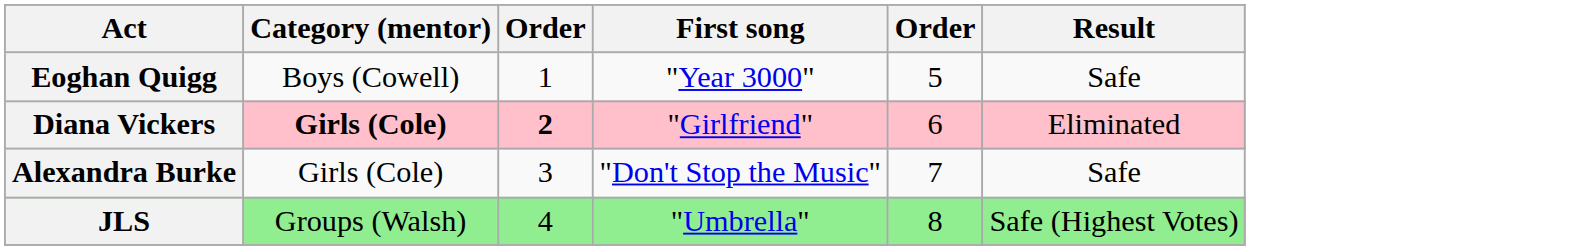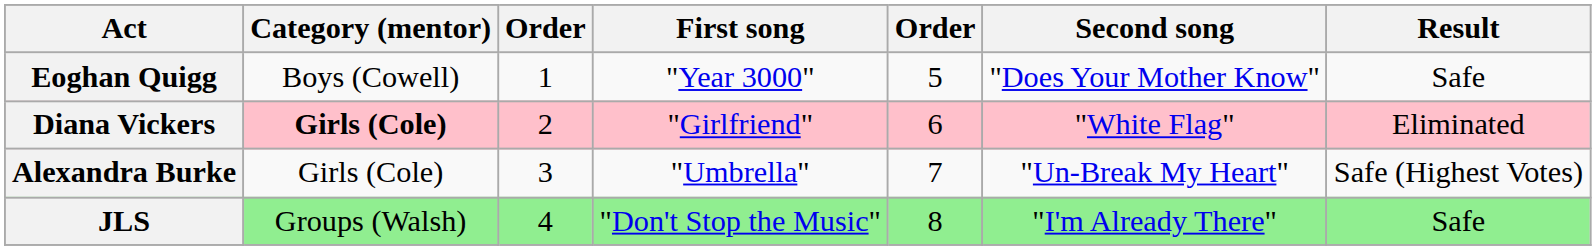+ column: (1155, 28)
(545, 124) bold -> (545, 124) normal
(740, 172) "Don't Stop the Music" -> (740, 172) "Umbrella"
(1114, 172) Safe -> (1458, 172) Safe (Highest Votes)
(740, 220) "Umbrella" -> (740, 220) "Don't Stop the Music"
(1114, 220) Safe (Highest Votes) -> (1458, 220) Safe
